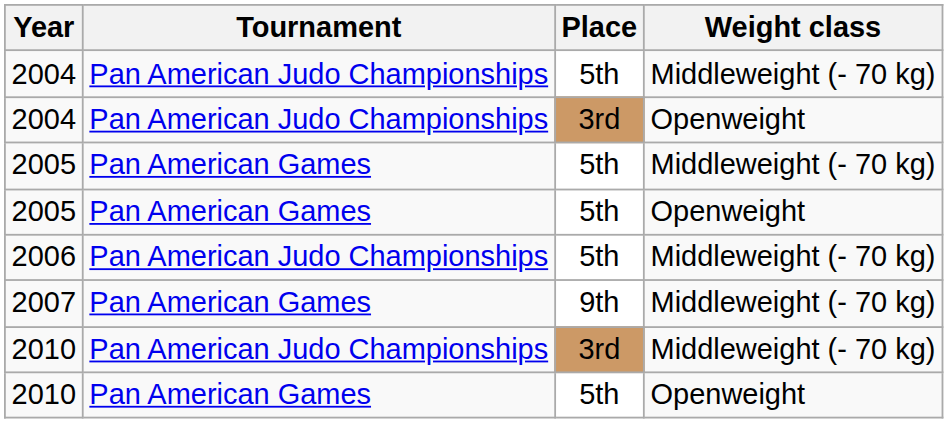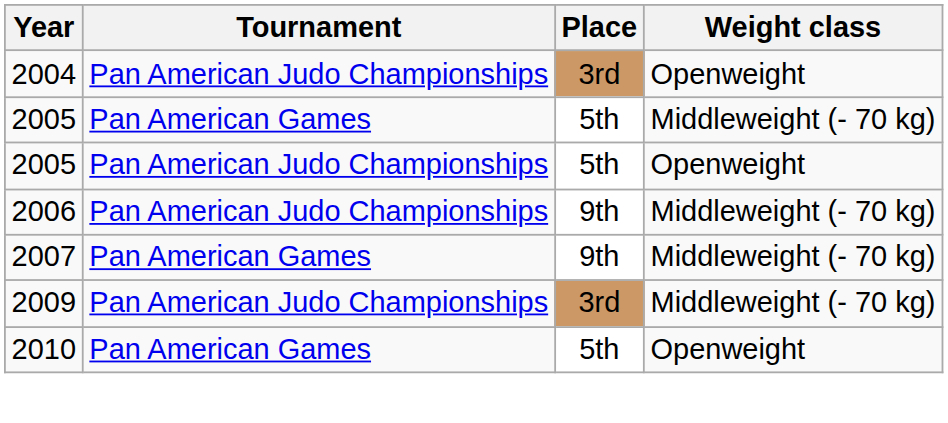- row: (44, 73)
(230, 211) Pan American Games -> (319, 165) Pan American Judo Championships
(599, 257) 5th -> (599, 211) 9th
+ row: (44, 303)
- row: (44, 348)
